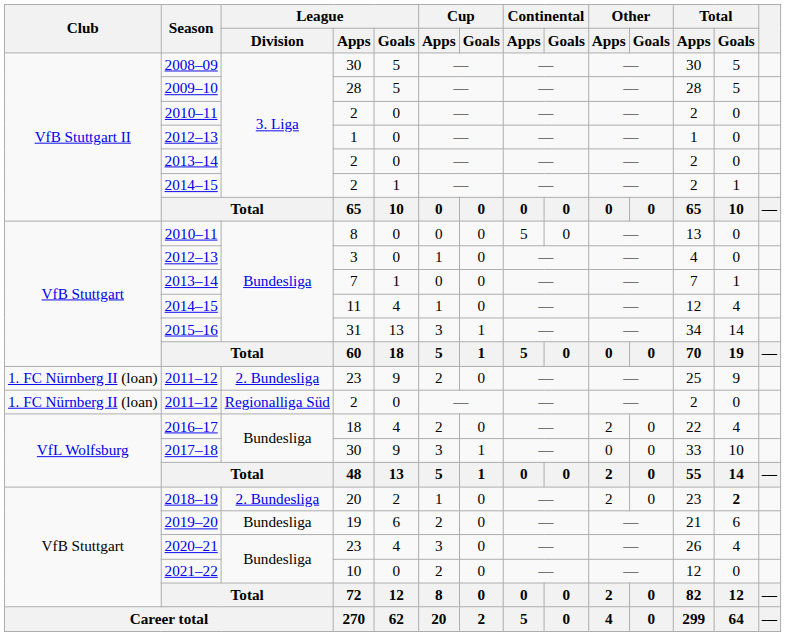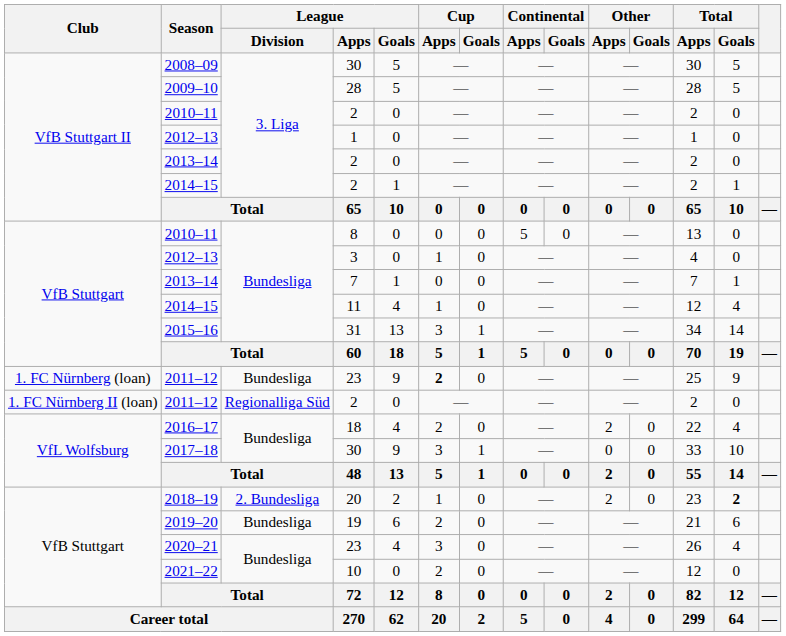(83, 378) 1. FC Nürnberg II (loan) -> (83, 378) 1. FC Nürnberg (loan)
(277, 378) 2. Bundesliga -> (277, 378) Bundesliga
(439, 378) normal -> (439, 378) bold
